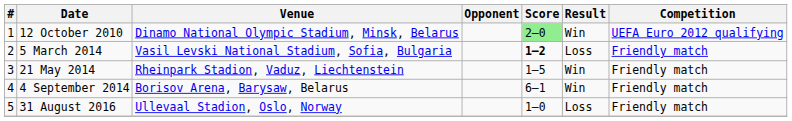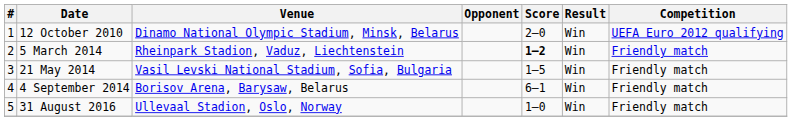(535, 32) lightgreen background -> (535, 32) no background
(294, 51) Vasil Levski National Stadium, Sofia, Bulgaria -> (269, 51) Rheinpark Stadion, Vaduz, Liechtenstein
(579, 51) Loss -> (575, 51) Win
(269, 70) Rheinpark Stadion, Vaduz, Liechtenstein -> (294, 70) Vasil Levski National Stadium, Sofia, Bulgaria
(579, 107) Loss -> (575, 107) Win
